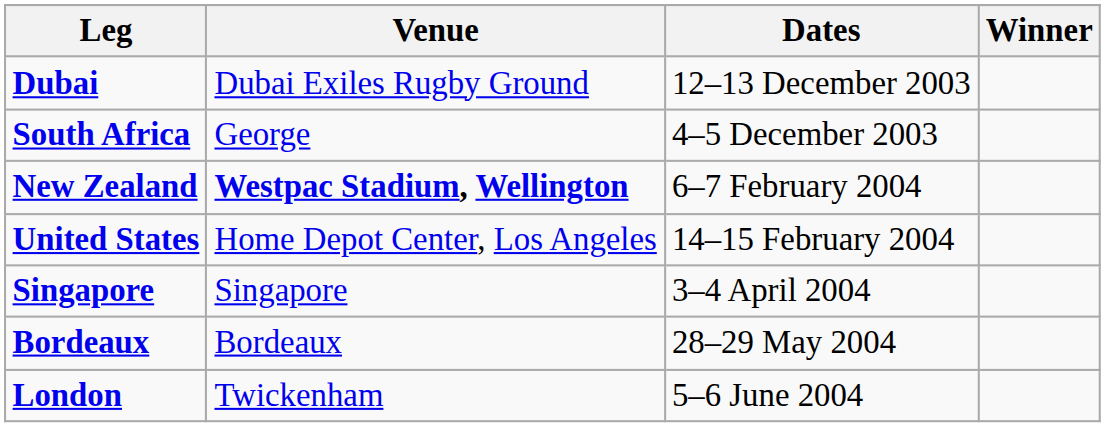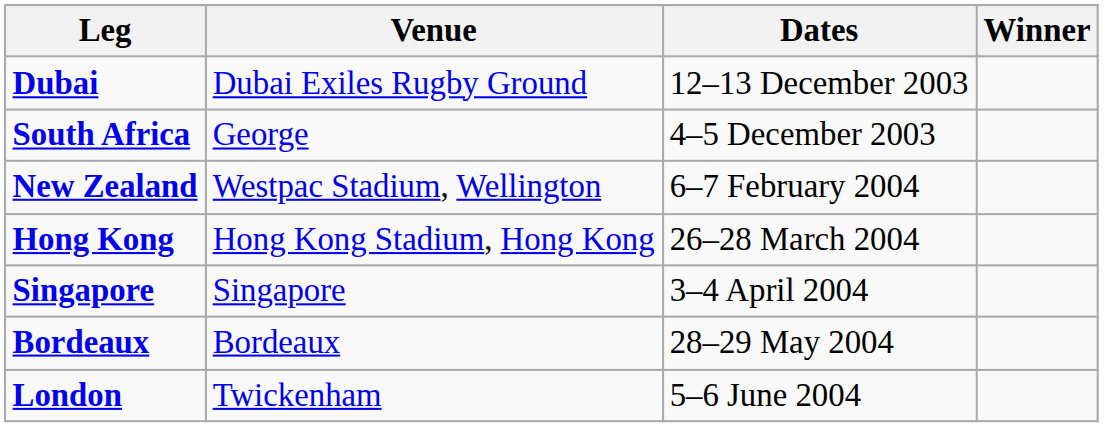(422, 186) bold -> (407, 186) normal
- row: (106, 238)
+ row: (93, 238)
